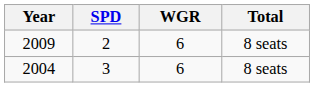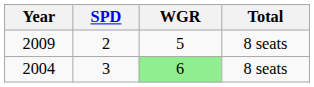(180, 43) 6 -> (180, 43) 5
(180, 69) no background -> (180, 69) lightgreen background
